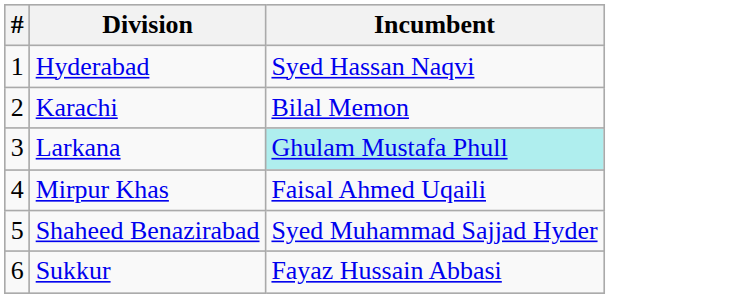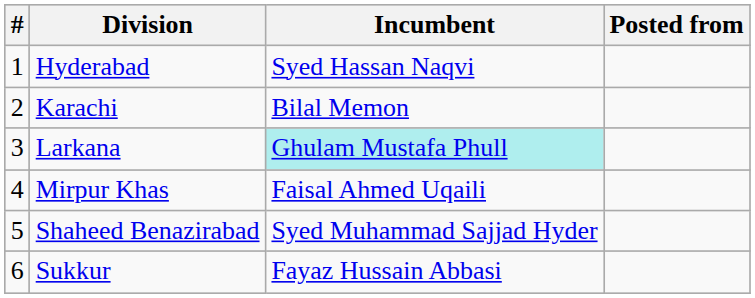+ column: (677, 25)
